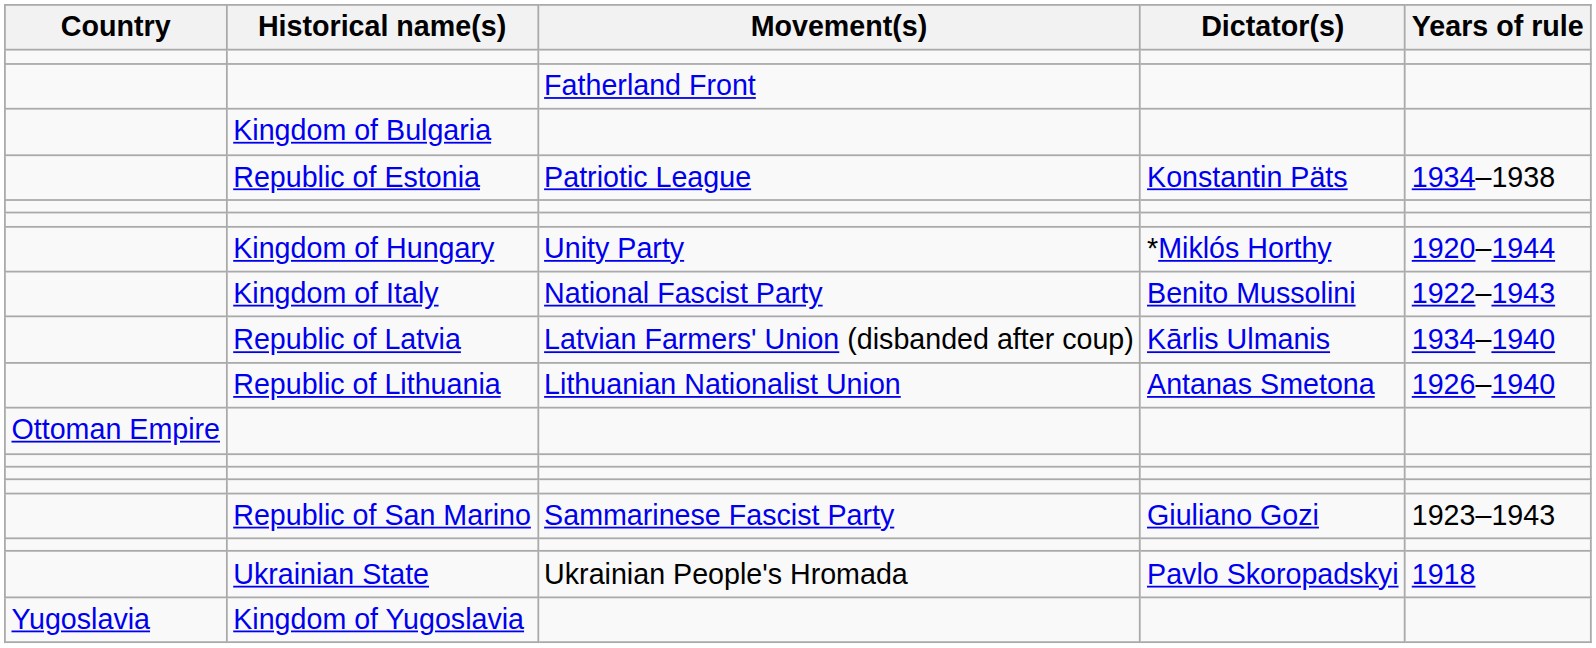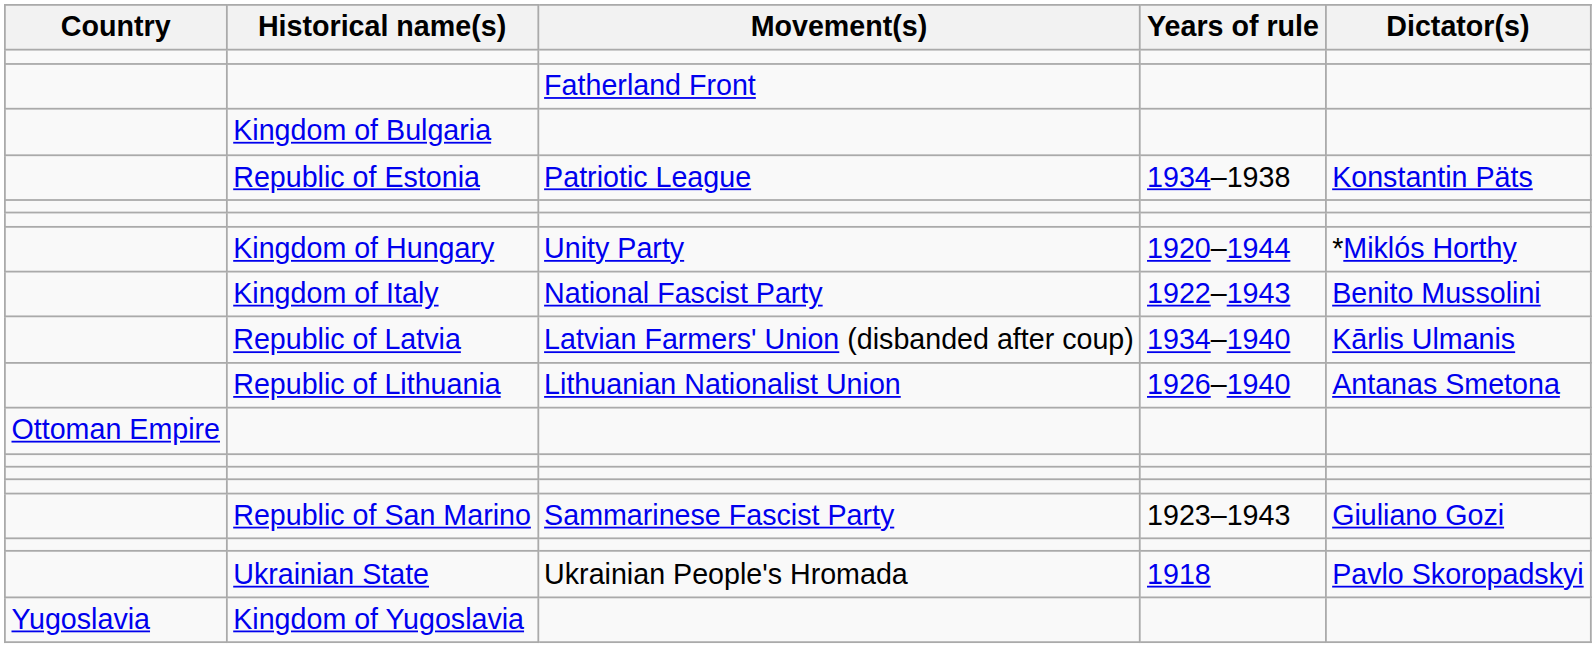columns swapped: (1498, 27) <-> (1273, 27)
